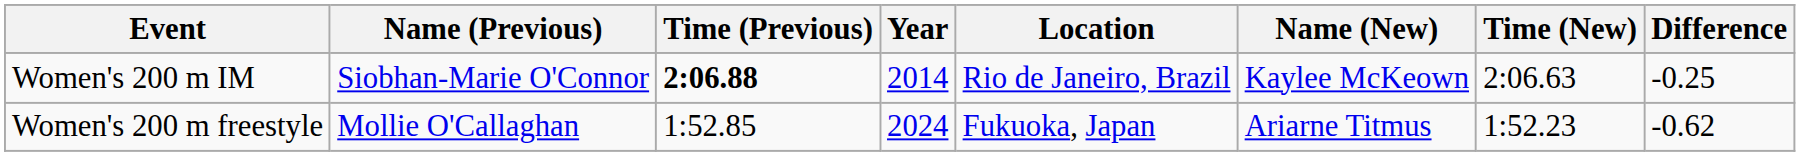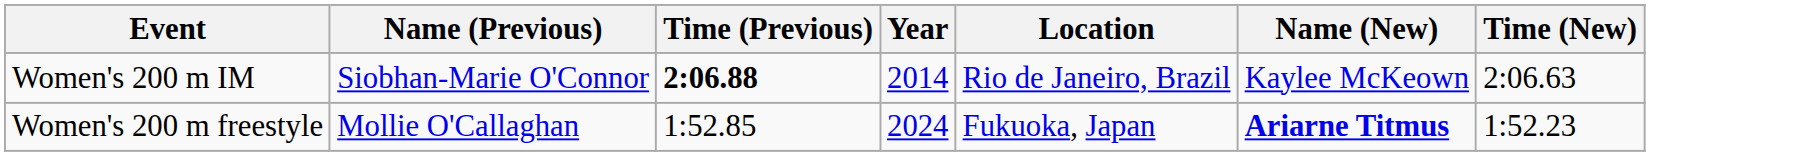- column: (1719, 28)
(1338, 126) normal -> (1347, 126) bold
